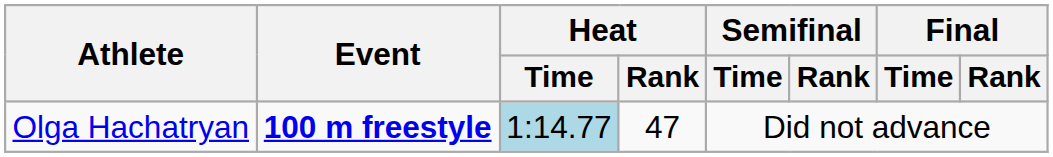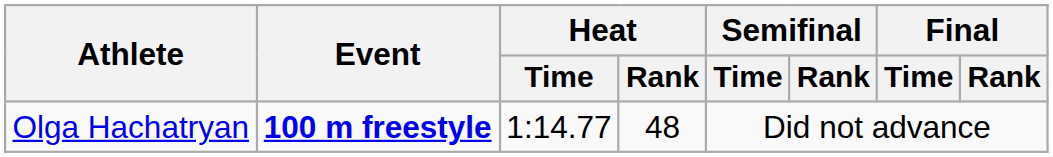(559, 127) lightblue background -> (559, 127) no background
(663, 127) 47 -> (663, 127) 48
